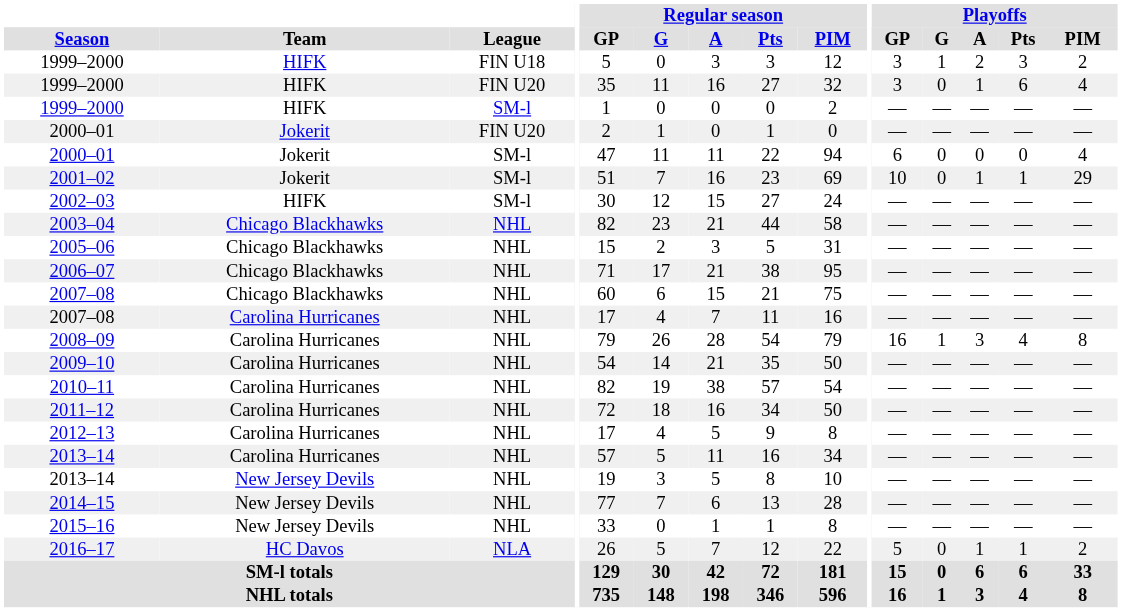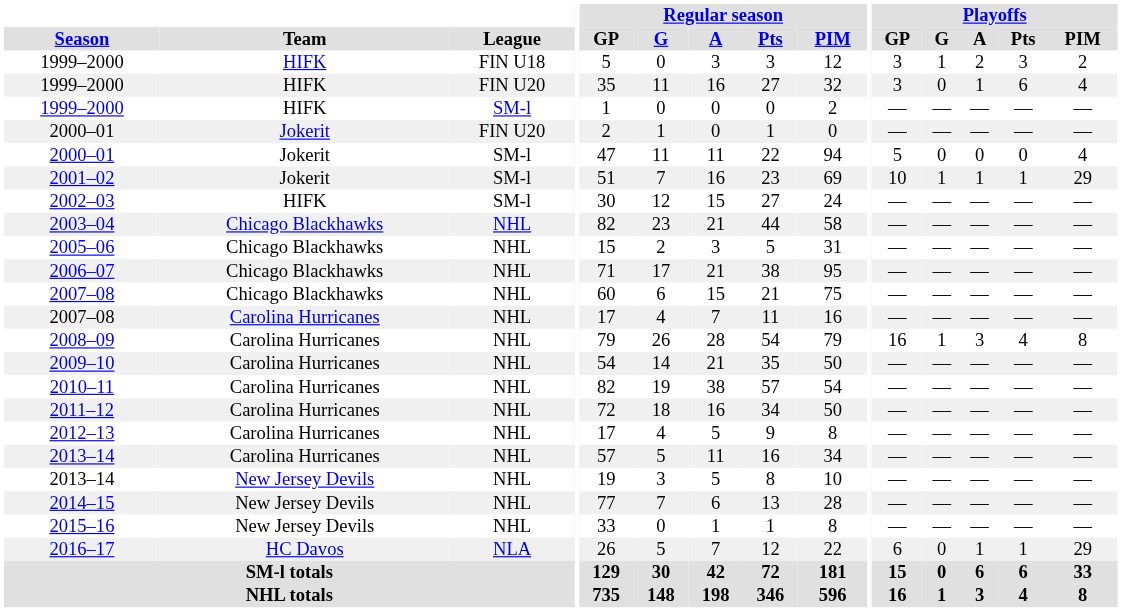(897, 154) 6 -> (897, 154) 5
(942, 177) 0 -> (942, 177) 1
(897, 549) 5 -> (897, 549) 6
(1083, 549) 2 -> (1083, 549) 29
